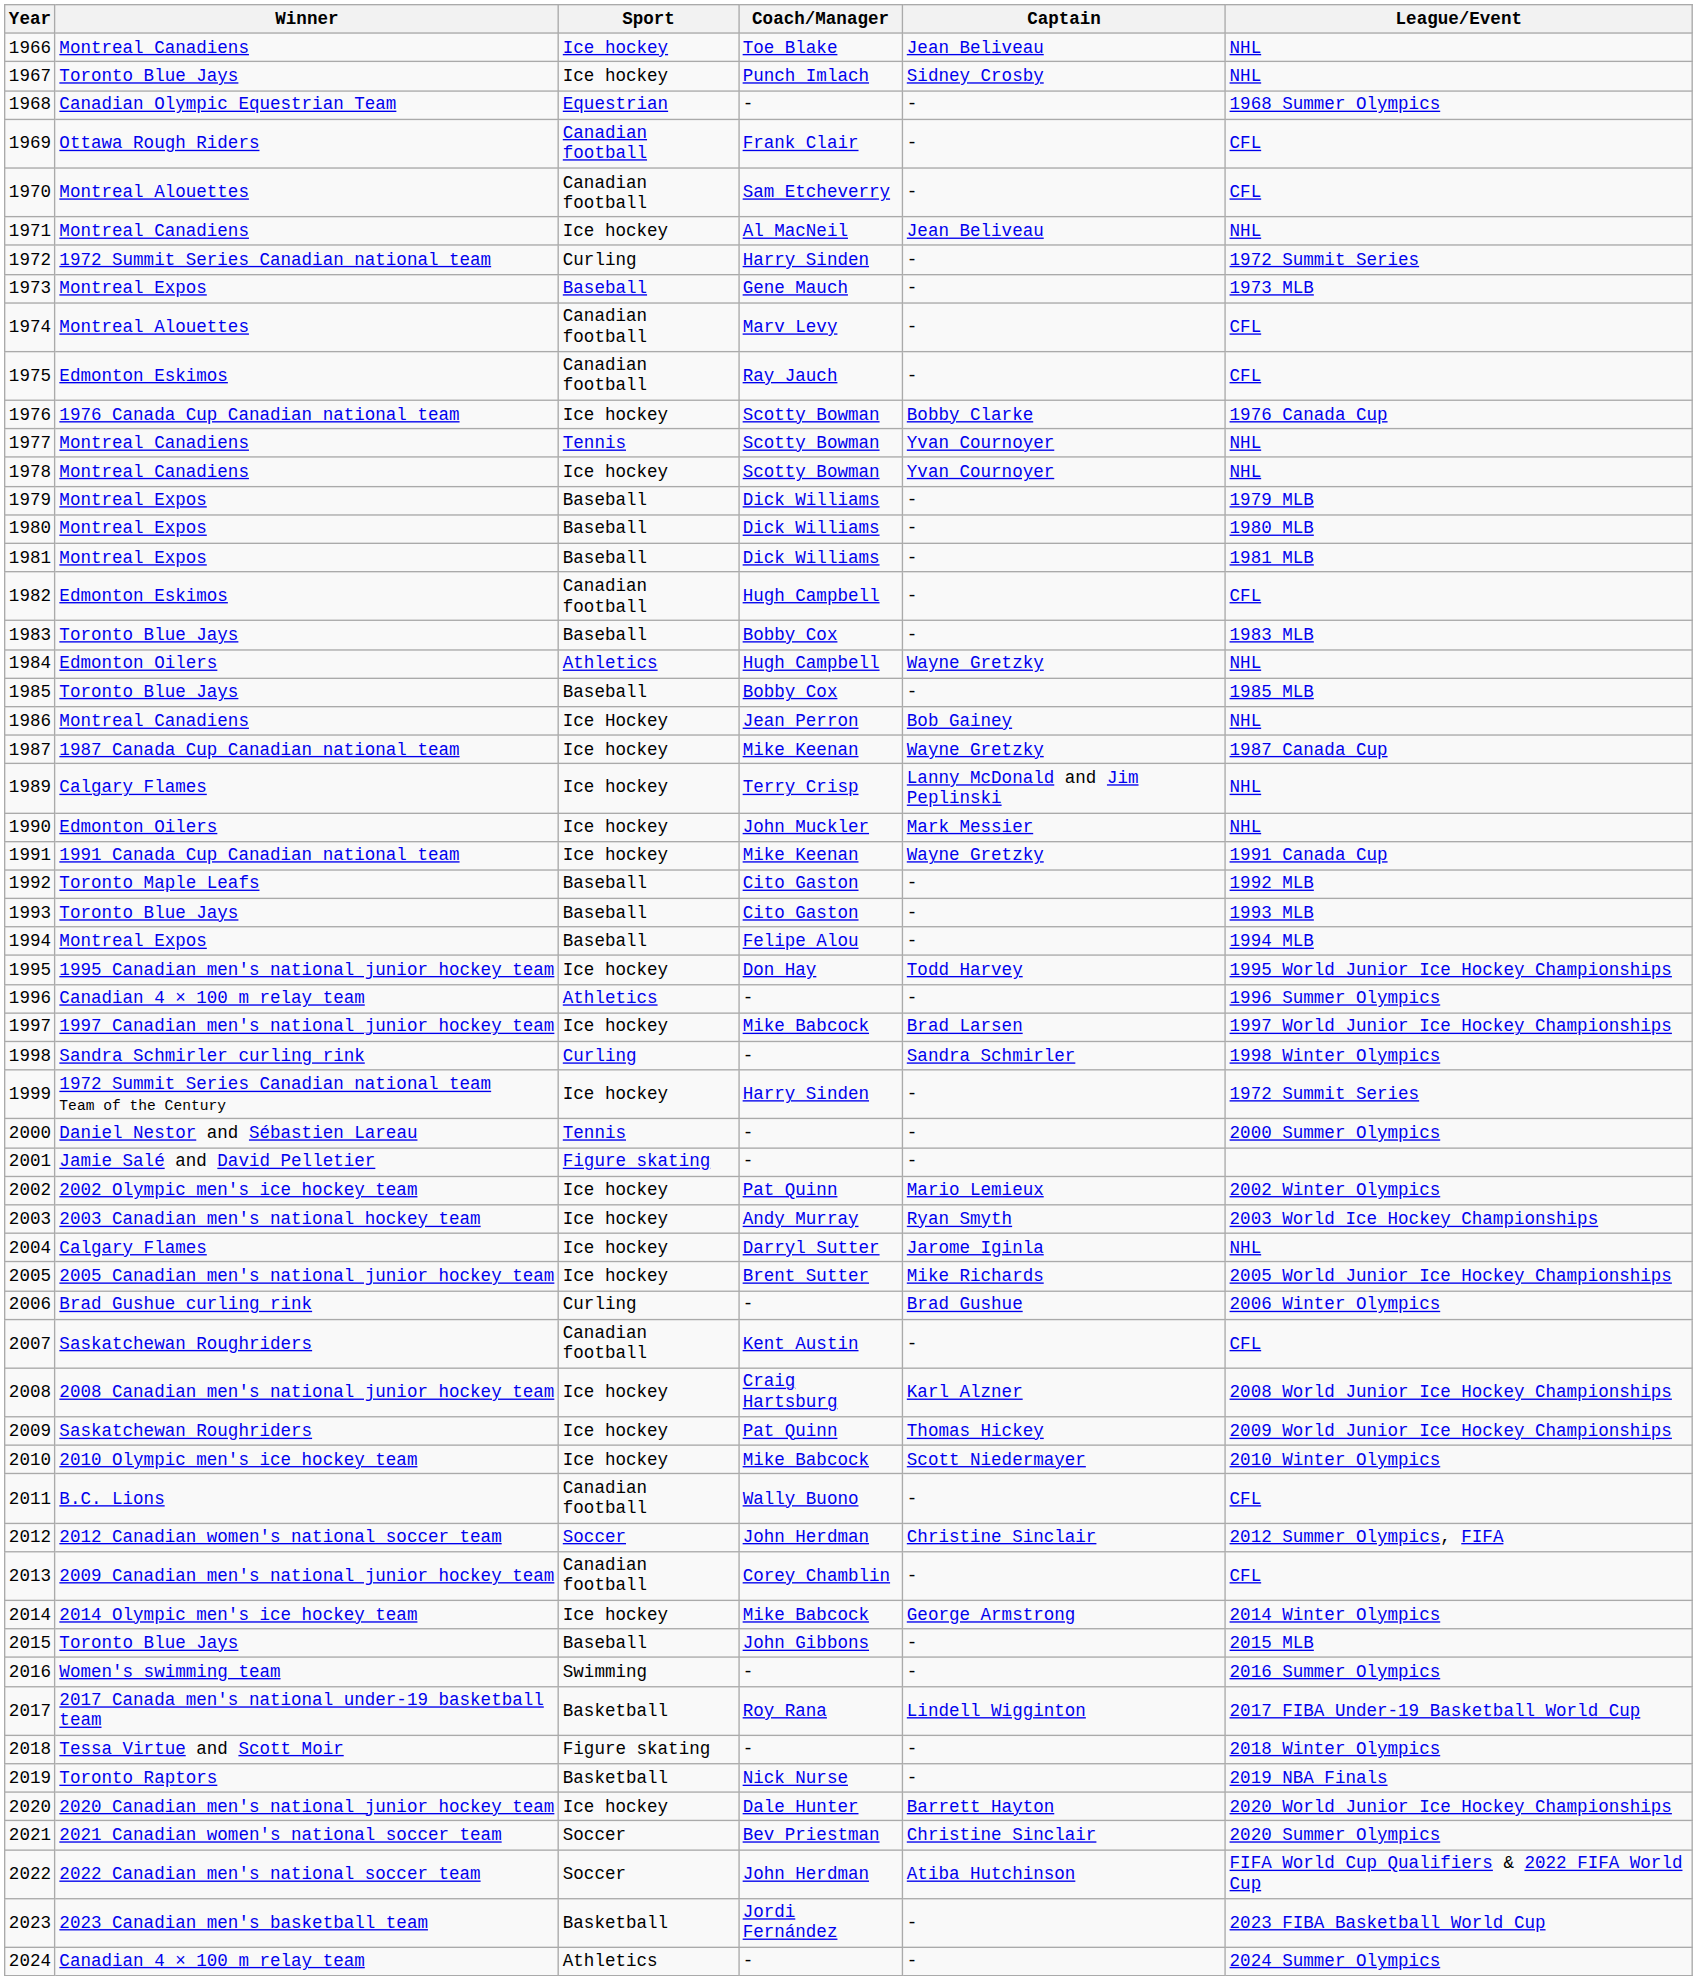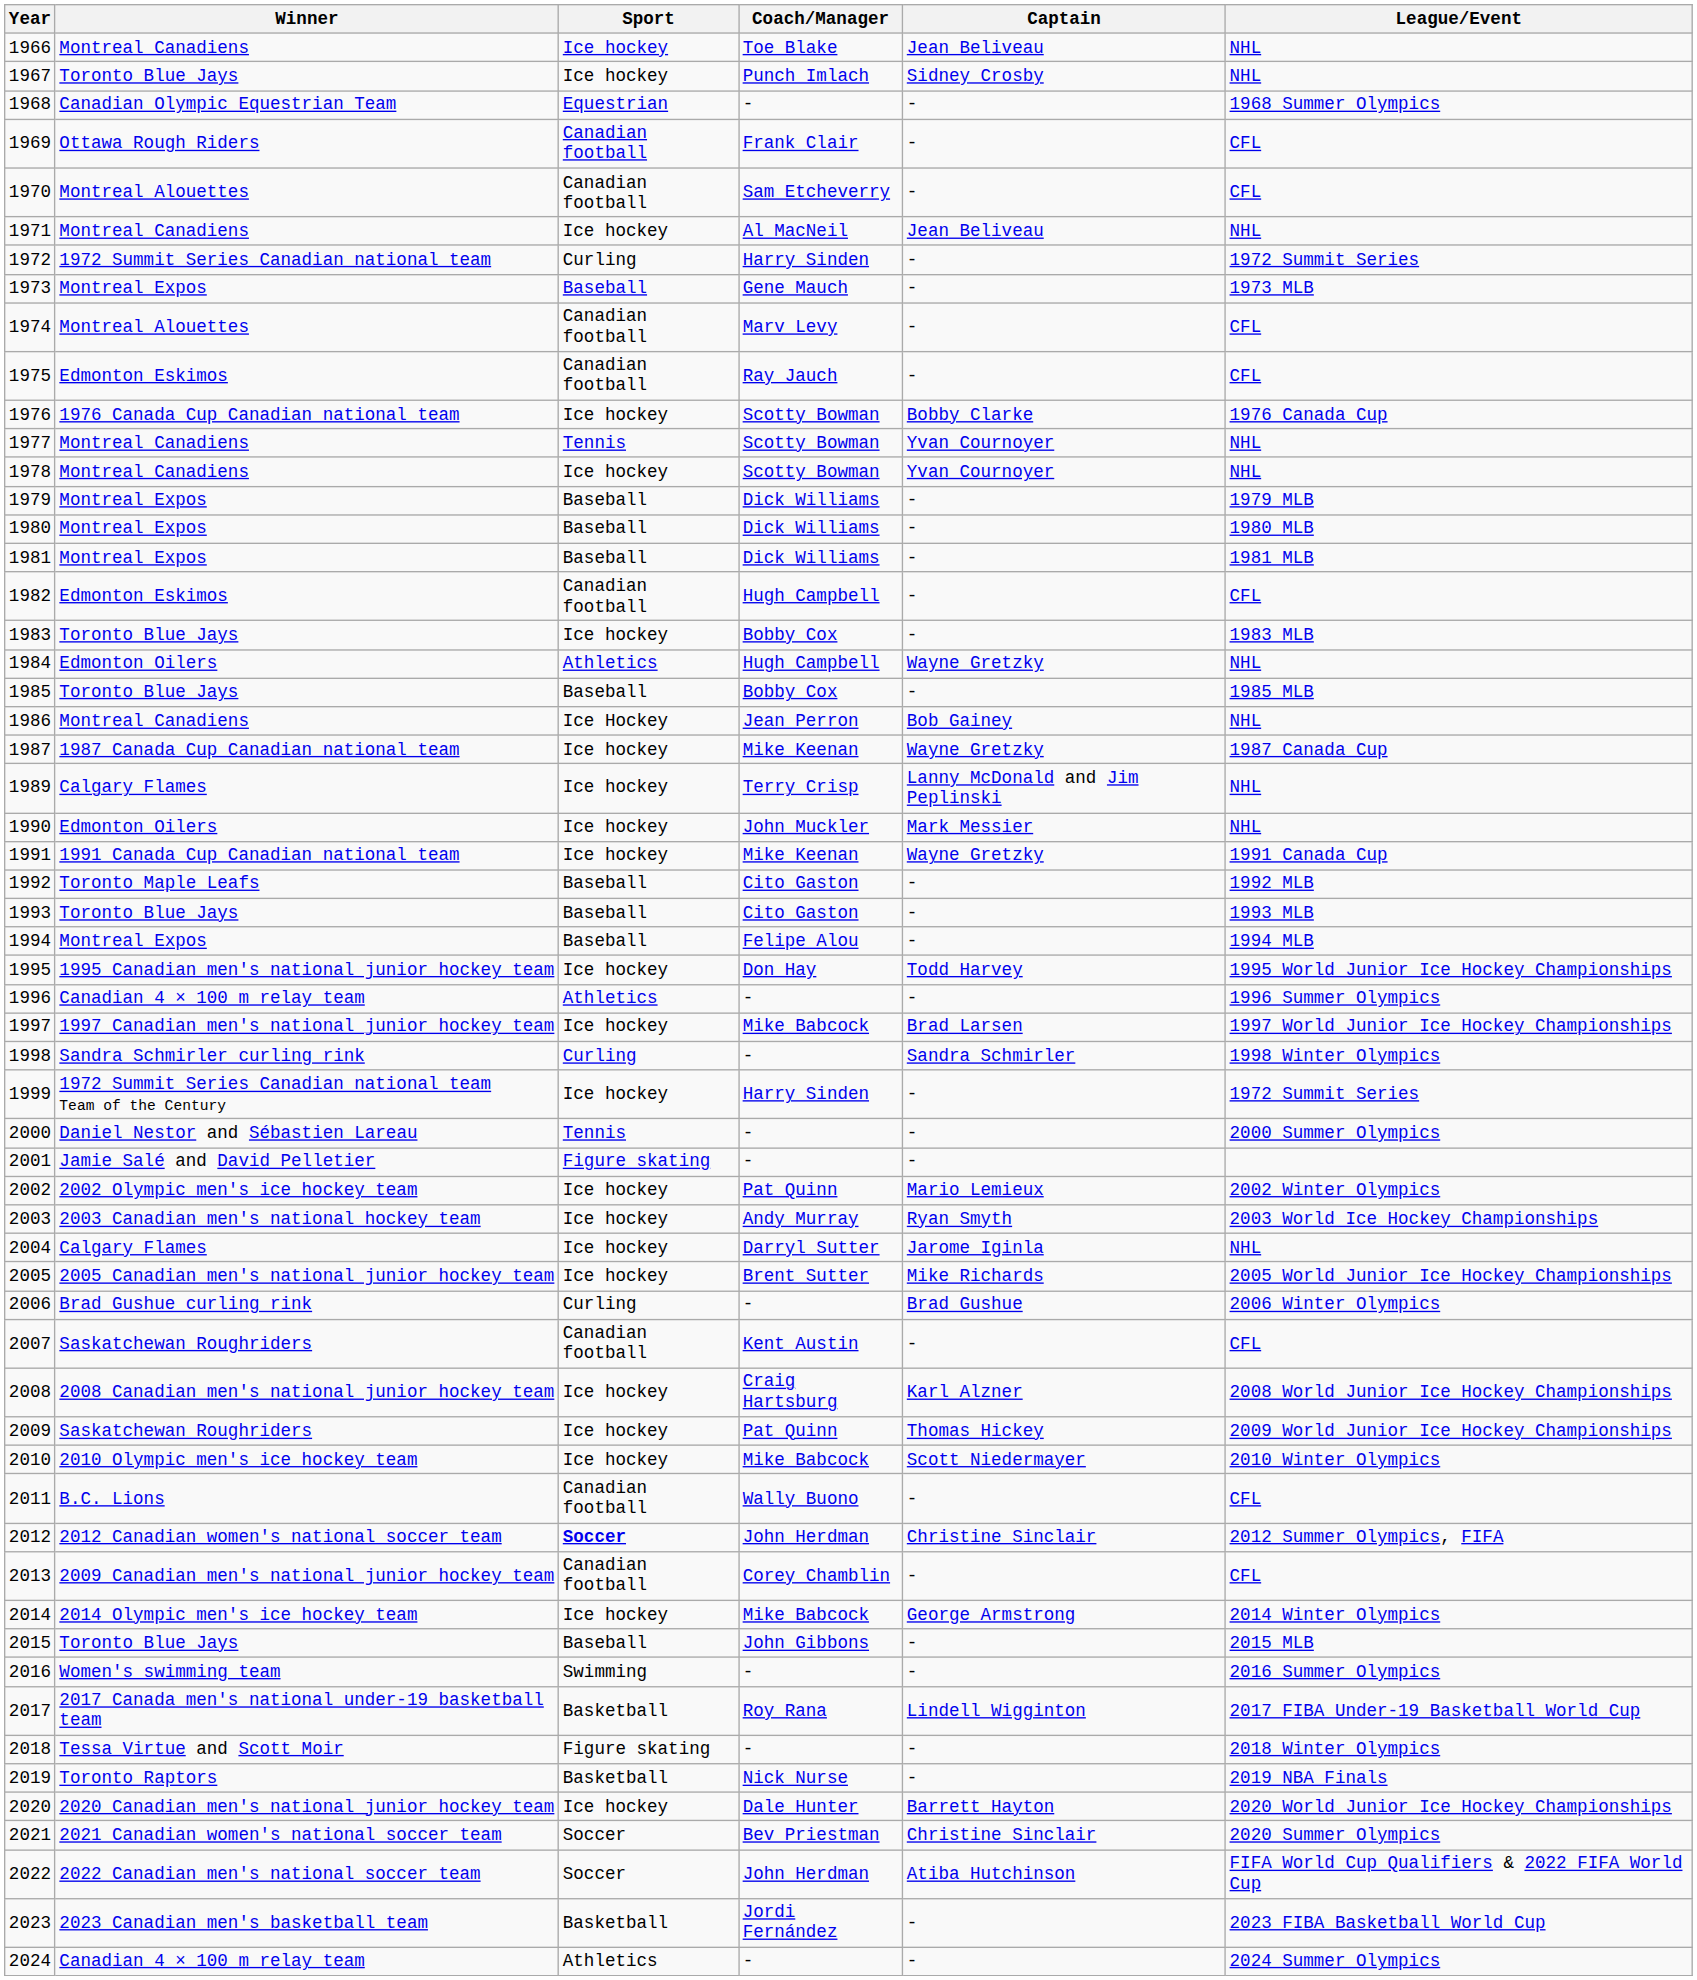(605, 635) Baseball -> (615, 635) Ice hockey
(594, 1537) normal -> (594, 1537) bold
